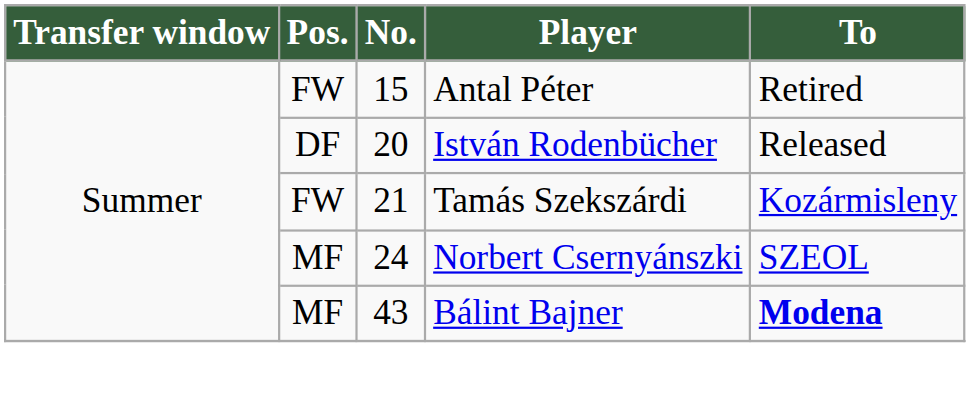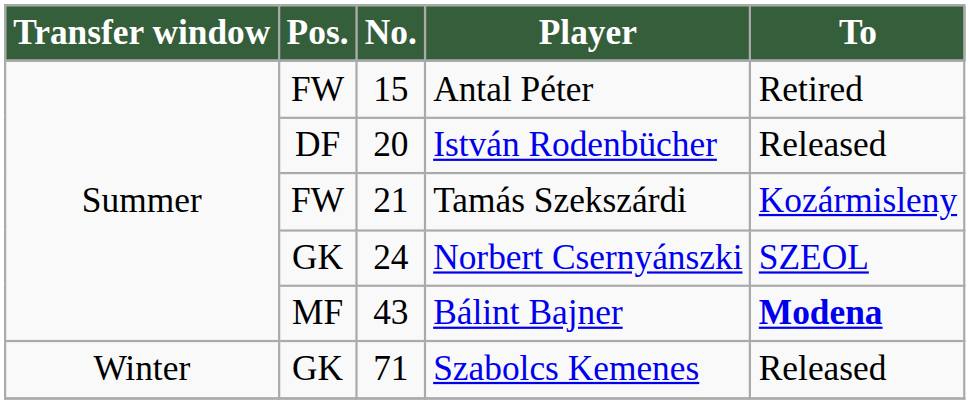(318, 256) MF -> (318, 256) GK
+ row: (566, 369)
